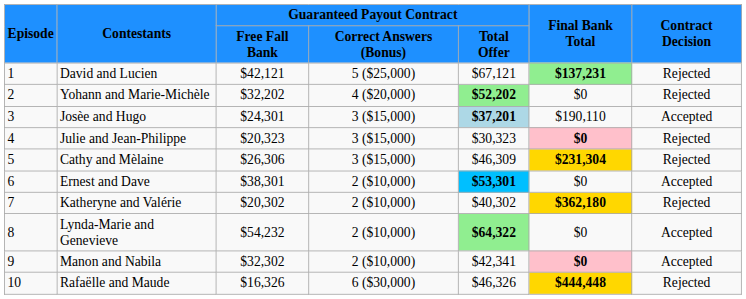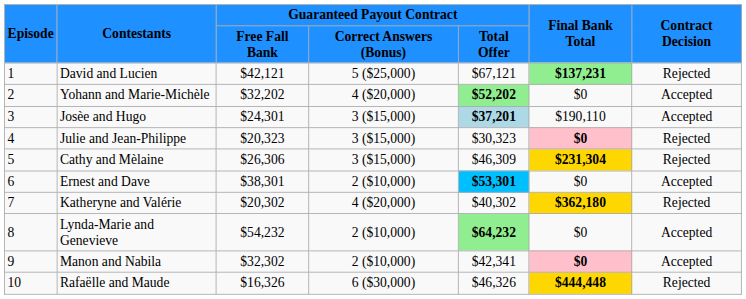(687, 95) Rejected -> (687, 95) Accepted
(383, 203) 2 ($10,000) -> (383, 203) 4 ($20,000)
(494, 232) $64,322 -> (494, 232) $64,232
